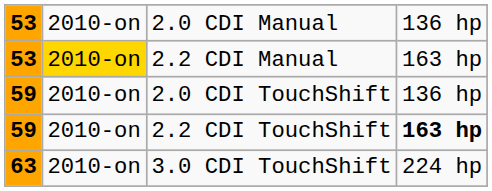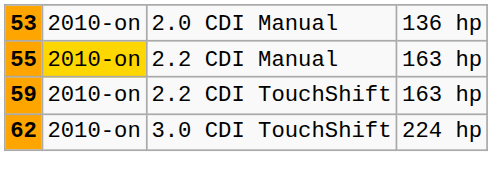(23, 59) 53 -> (23, 59) 55
- row: (271, 95)
(442, 132) bold -> (442, 95) normal
(23, 168) 63 -> (23, 132) 62
